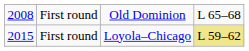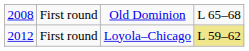(21, 35) 2015 -> (21, 35) 2012
